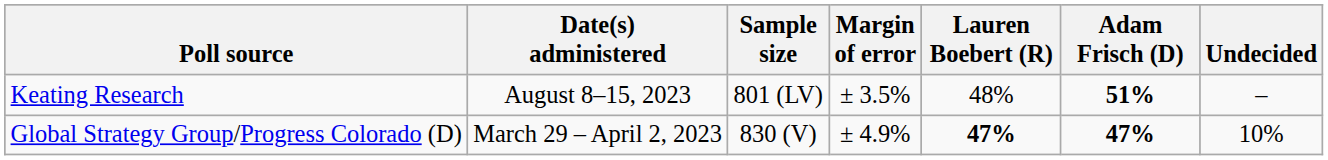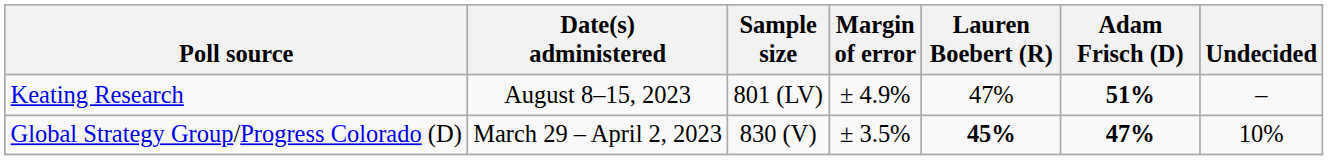(875, 94) ± 3.5% -> (875, 94) ± 4.9%
(991, 94) 48% -> (991, 94) 47%
(875, 134) ± 4.9% -> (875, 134) ± 3.5%
(991, 134) 47% -> (991, 134) 45%
